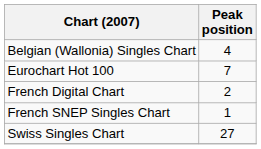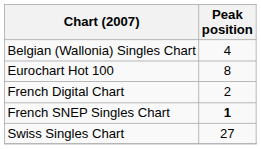(227, 71) 7 -> (227, 71) 8
(227, 112) normal -> (227, 112) bold
